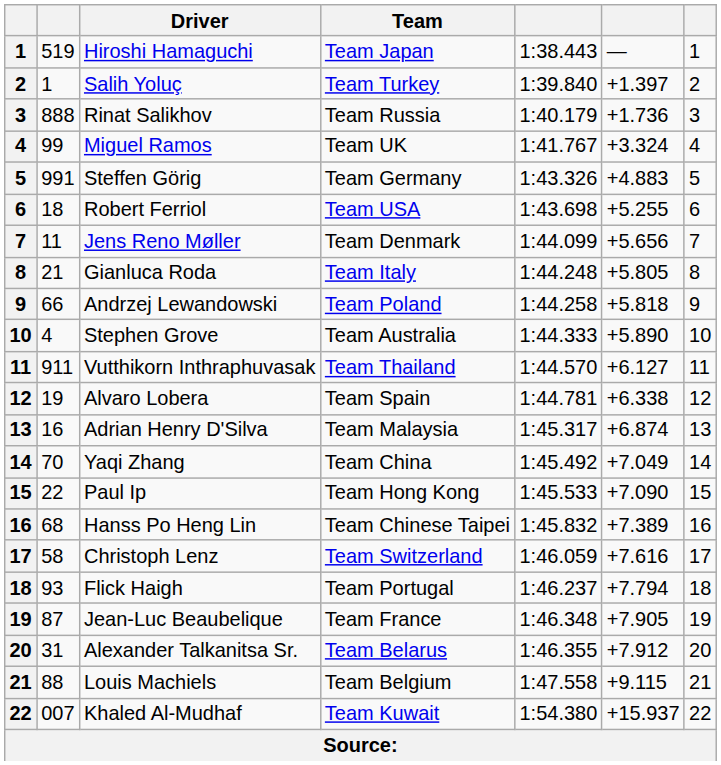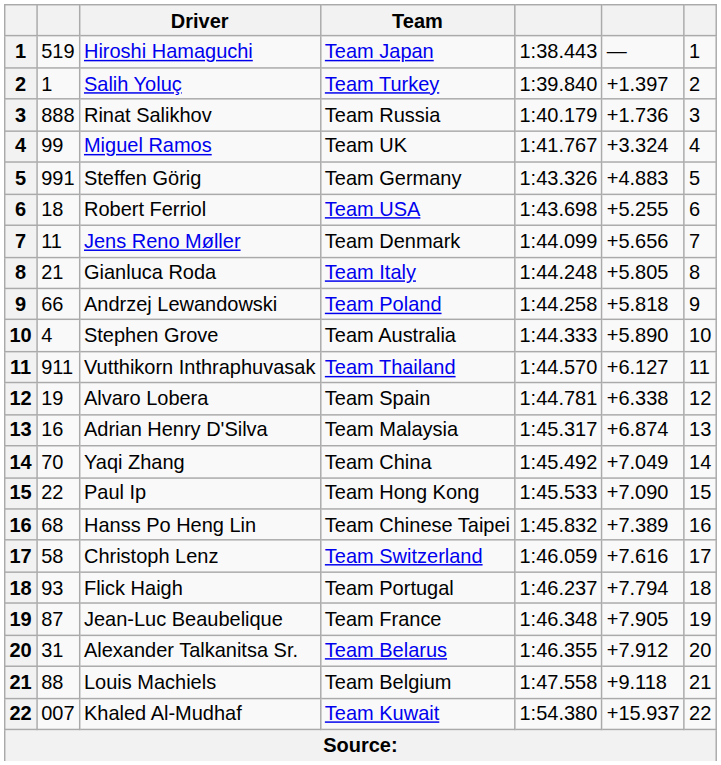(637, 682) +9.115 -> (637, 682) +9.118
